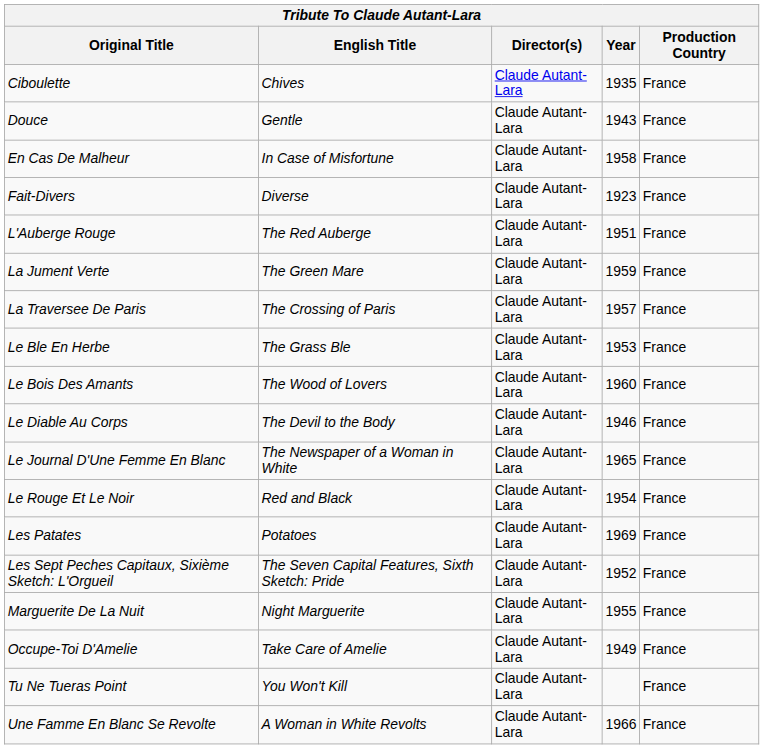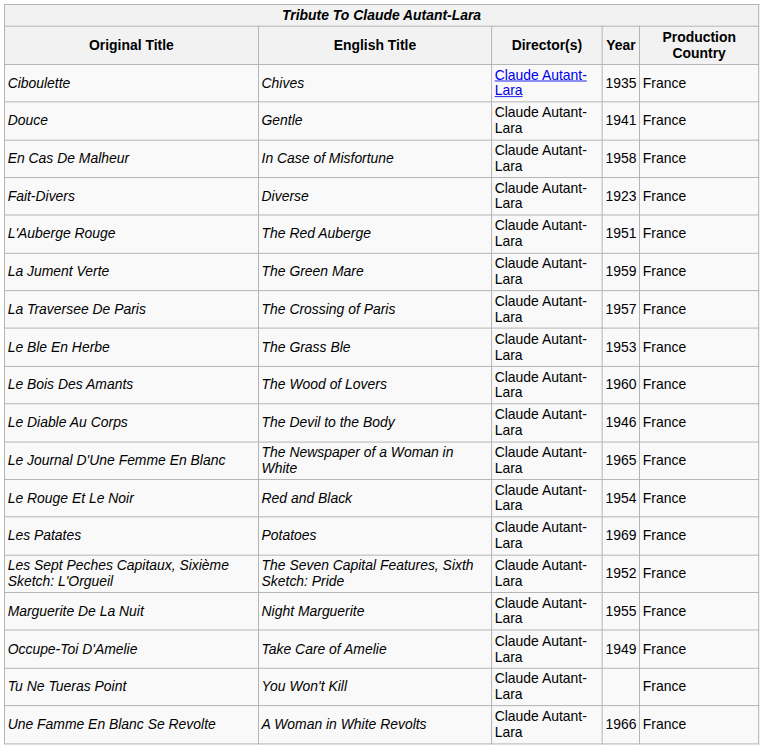(621, 120) 1943 -> (621, 120) 1941
